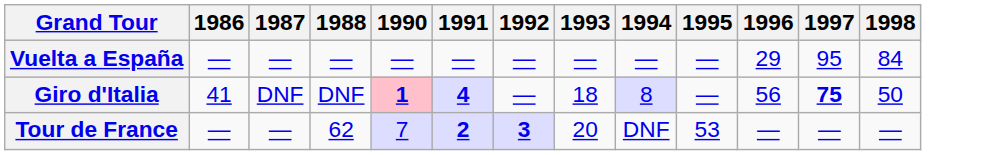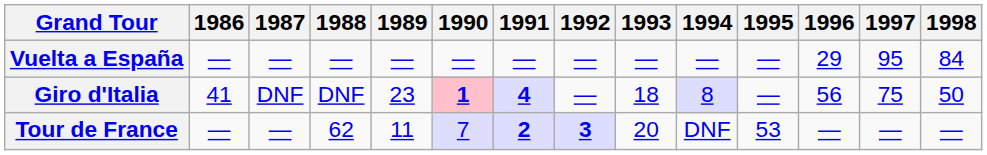+ column: (402, 22)
(829, 94) bold -> (890, 94) normal
